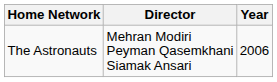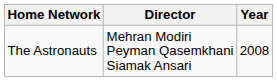(254, 51) 2006 -> (254, 51) 2008
